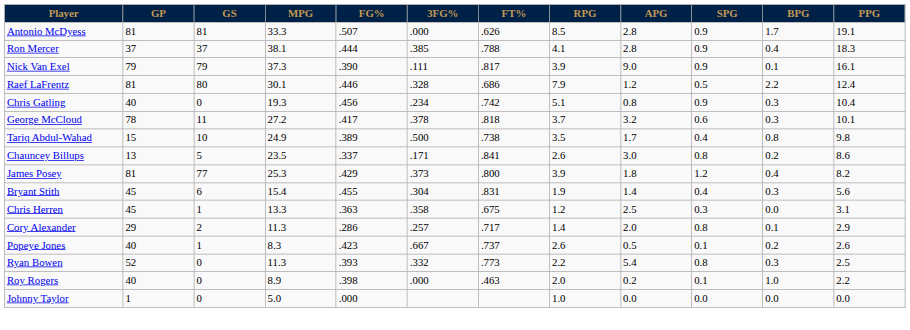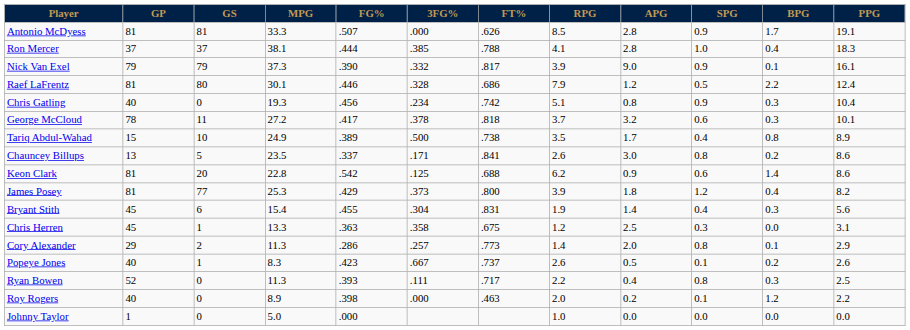(701, 49) 0.9 -> (701, 49) 1.0
(419, 67) .111 -> (419, 67) .332
(843, 138) 9.8 -> (843, 138) 8.9
+ row: (32, 174)
(490, 227) .717 -> (490, 245) .773
(419, 263) .332 -> (419, 280) .111
(490, 263) .773 -> (490, 280) .717
(630, 263) 5.4 -> (630, 280) 0.4
(772, 280) 1.0 -> (772, 298) 1.2
